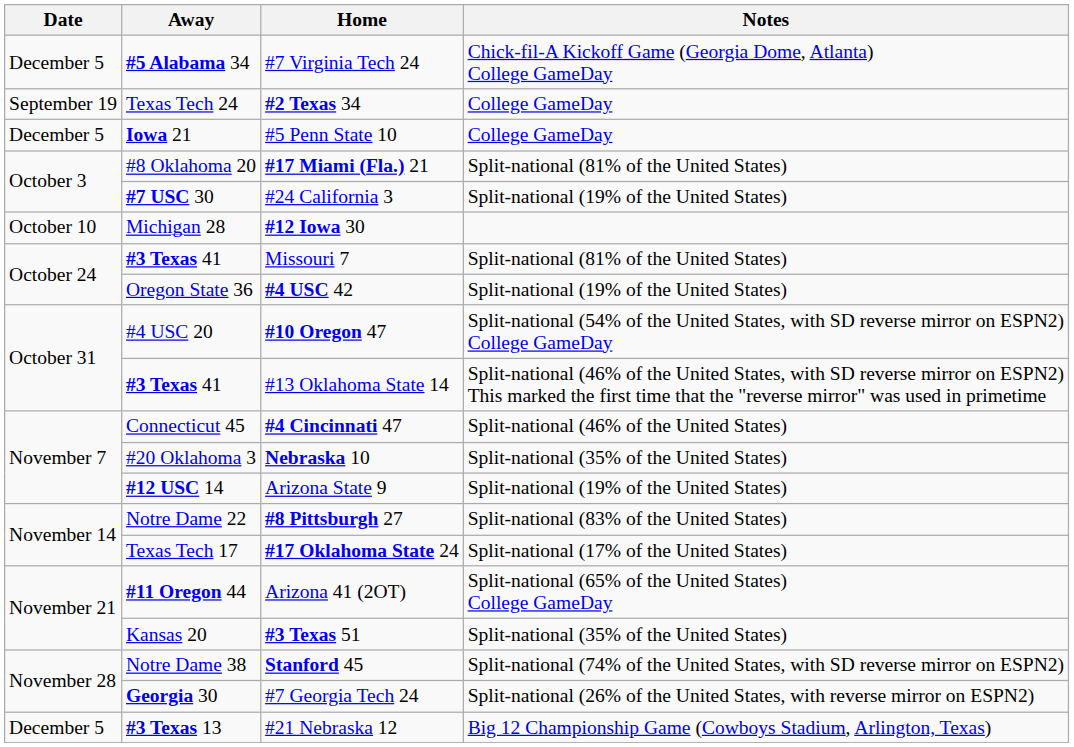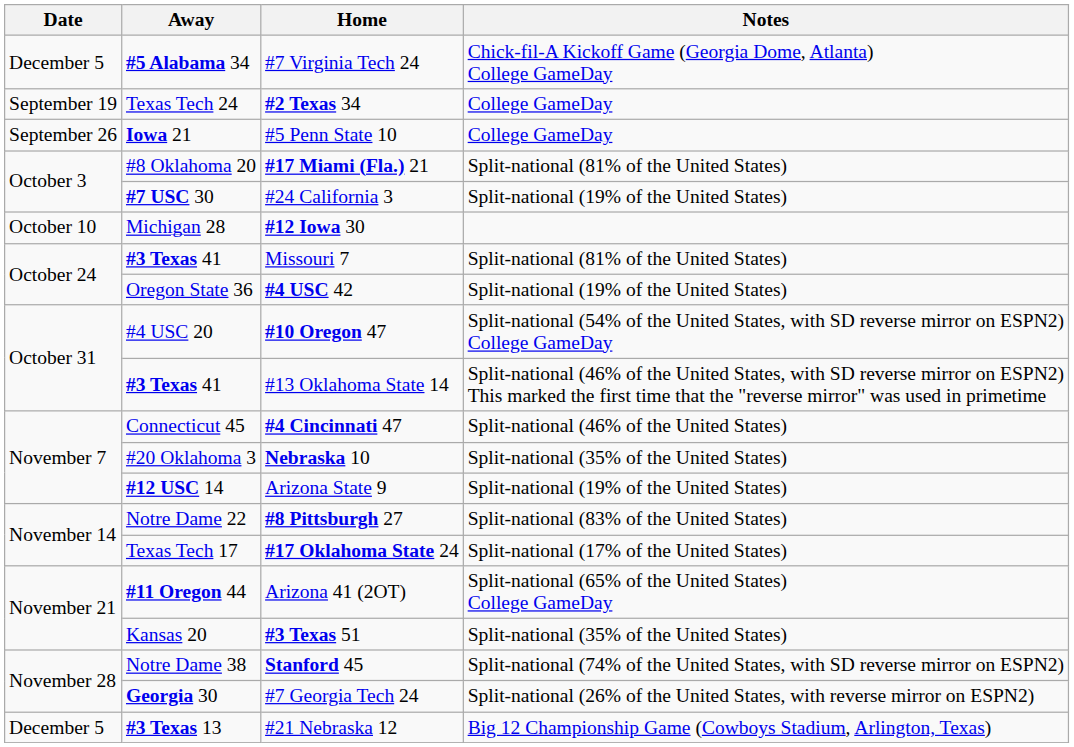(57, 134) December 5 -> (63, 134) September 26
